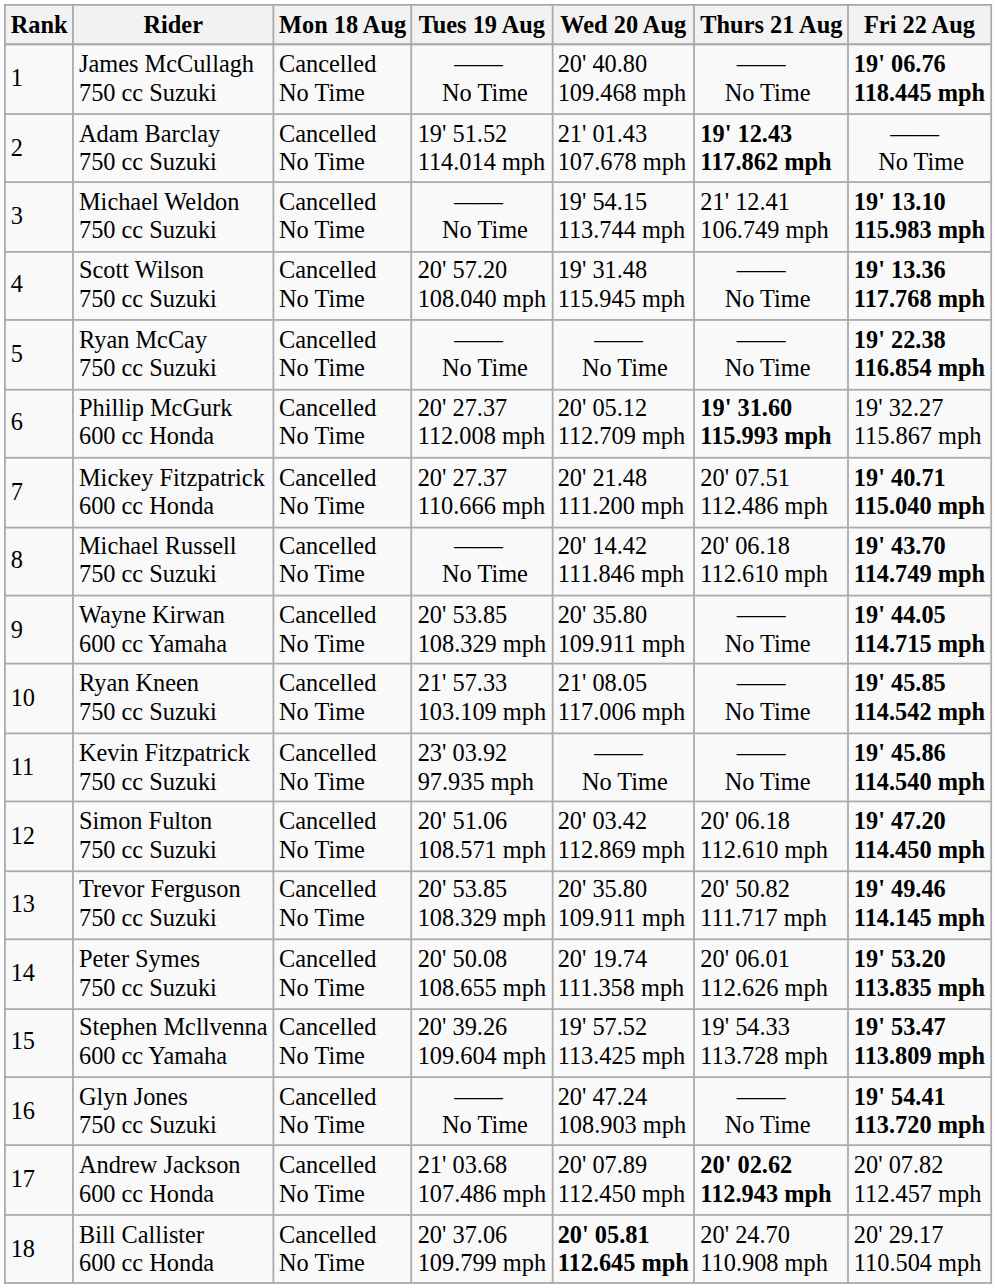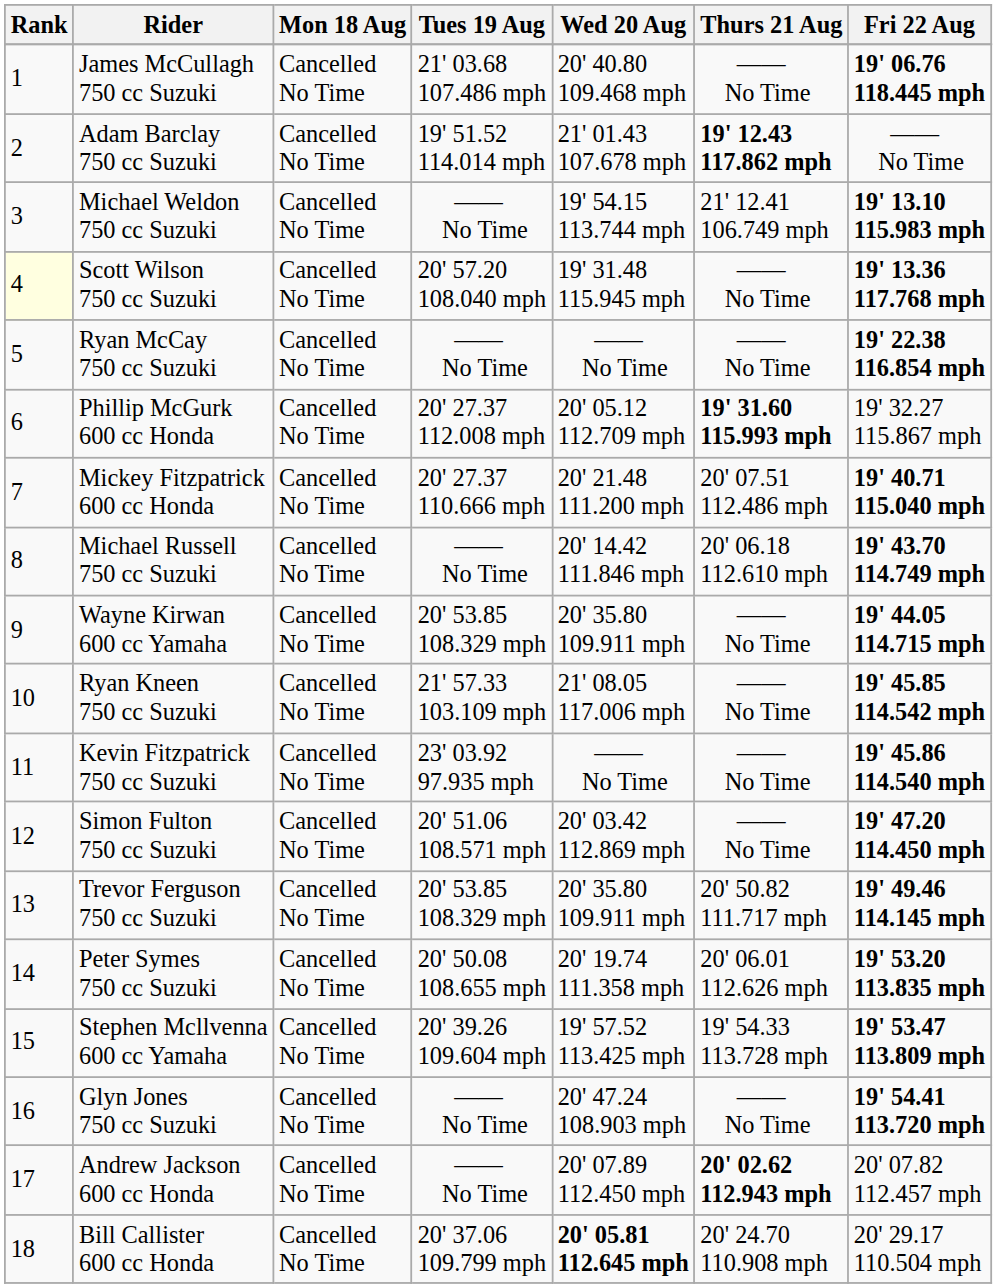(473, 78) —— No Time -> (482, 78) 21' 03.68 107.486 mph
(17, 285) no background -> (17, 285) lightyellow background
(764, 835) 20' 06.18 112.610 mph -> (755, 835) —— No Time
(482, 1179) 21' 03.68 107.486 mph -> (473, 1179) —— No Time
